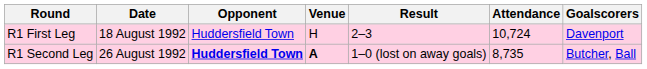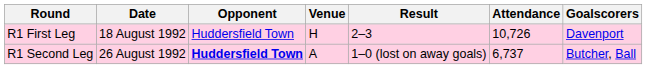(511, 34) 10,724 -> (511, 34) 10,726
(313, 53) bold -> (313, 53) normal
(508, 53) 8,735 -> (508, 53) 6,737
